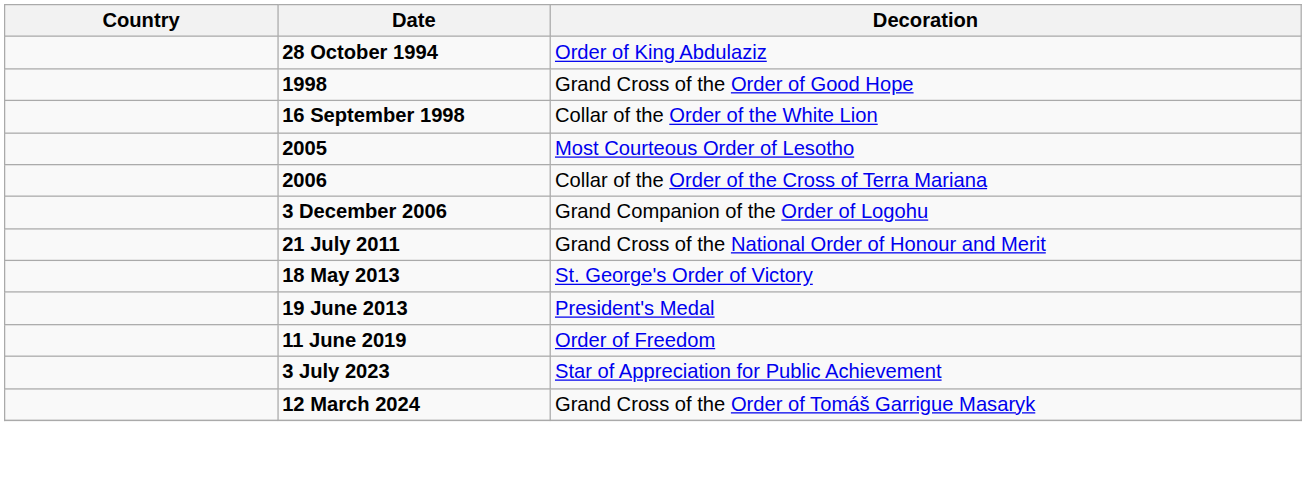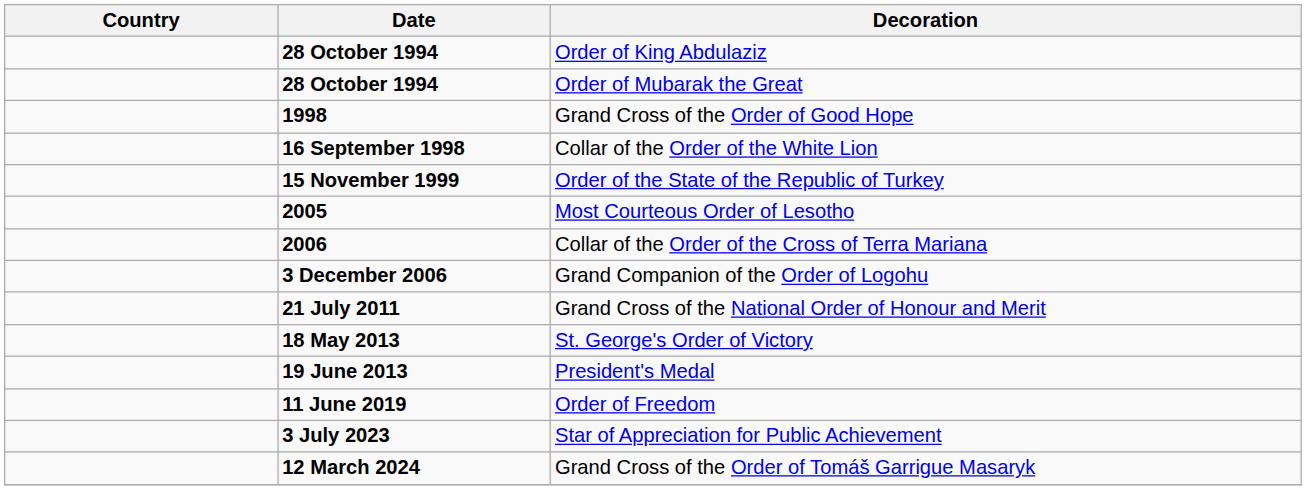+ row: (679, 84)
+ row: (749, 180)
